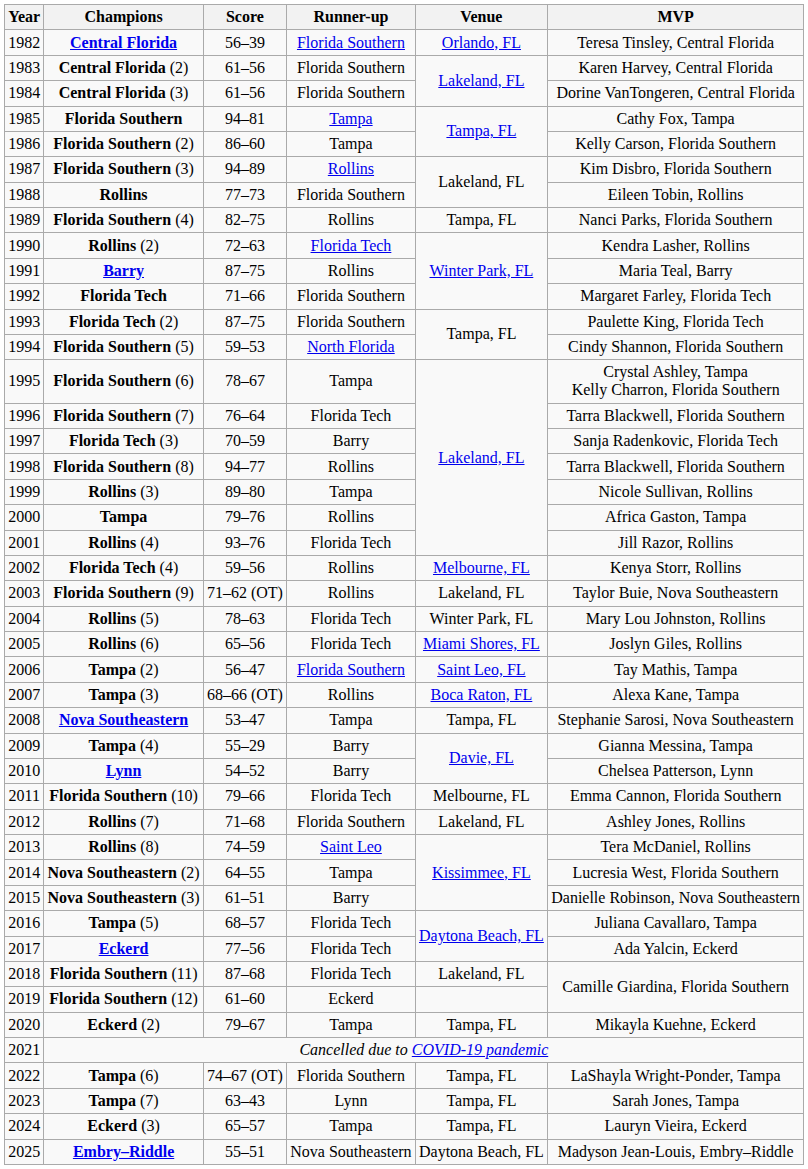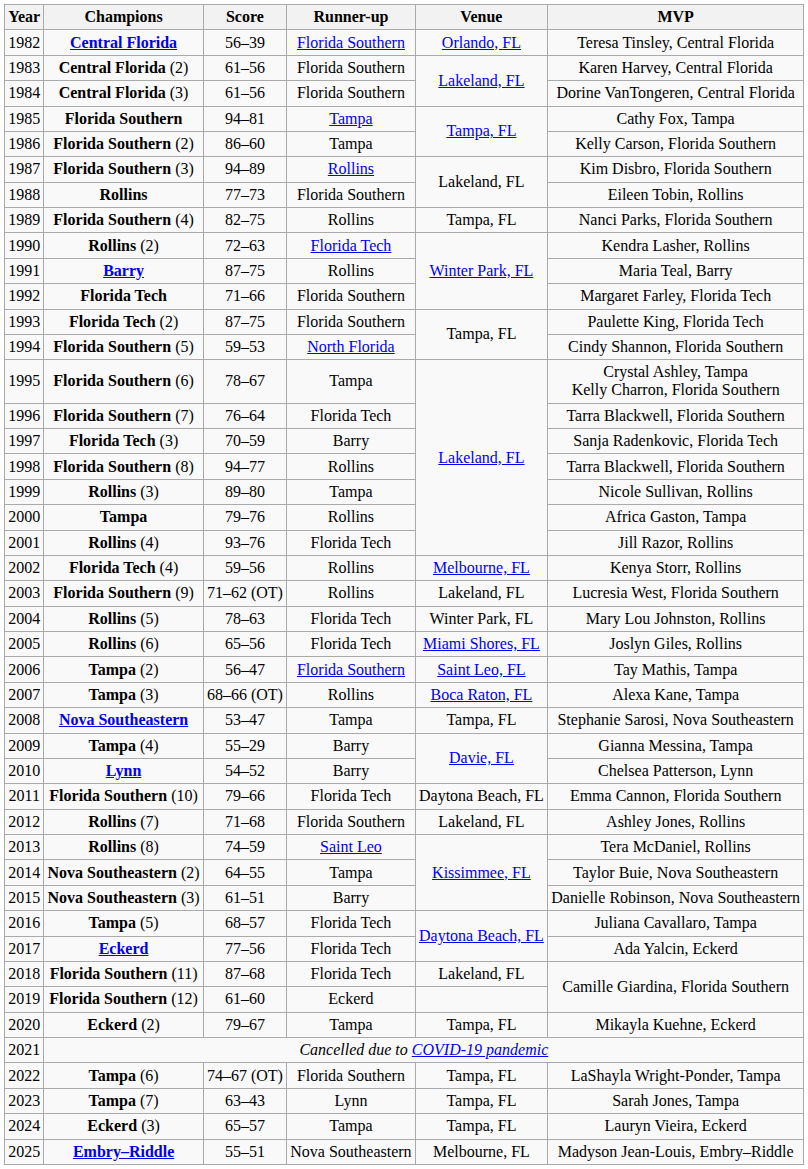(676, 593) Taylor Buie, Nova Southeastern -> (676, 593) Lucresia West, Florida Southern
(481, 796) Melbourne, FL -> (481, 796) Daytona Beach, FL
(676, 872) Lucresia West, Florida Southern -> (676, 872) Taylor Buie, Nova Southeastern
(481, 1151) Daytona Beach, FL -> (481, 1151) Melbourne, FL
